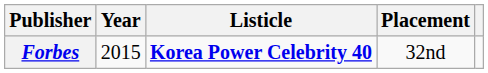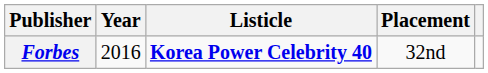(121, 52) 2015 -> (121, 52) 2016
